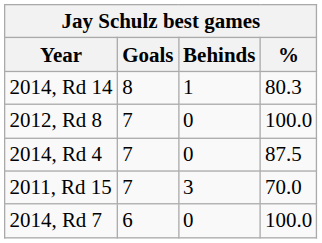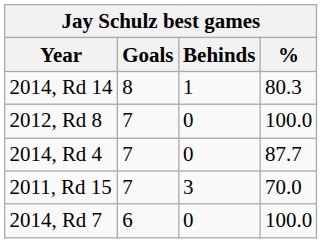(283, 154) 87.5 -> (283, 154) 87.7
